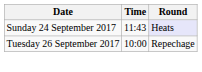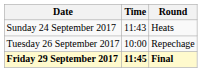(163, 28) lavender background -> (163, 28) no background
+ row: (62, 59)
